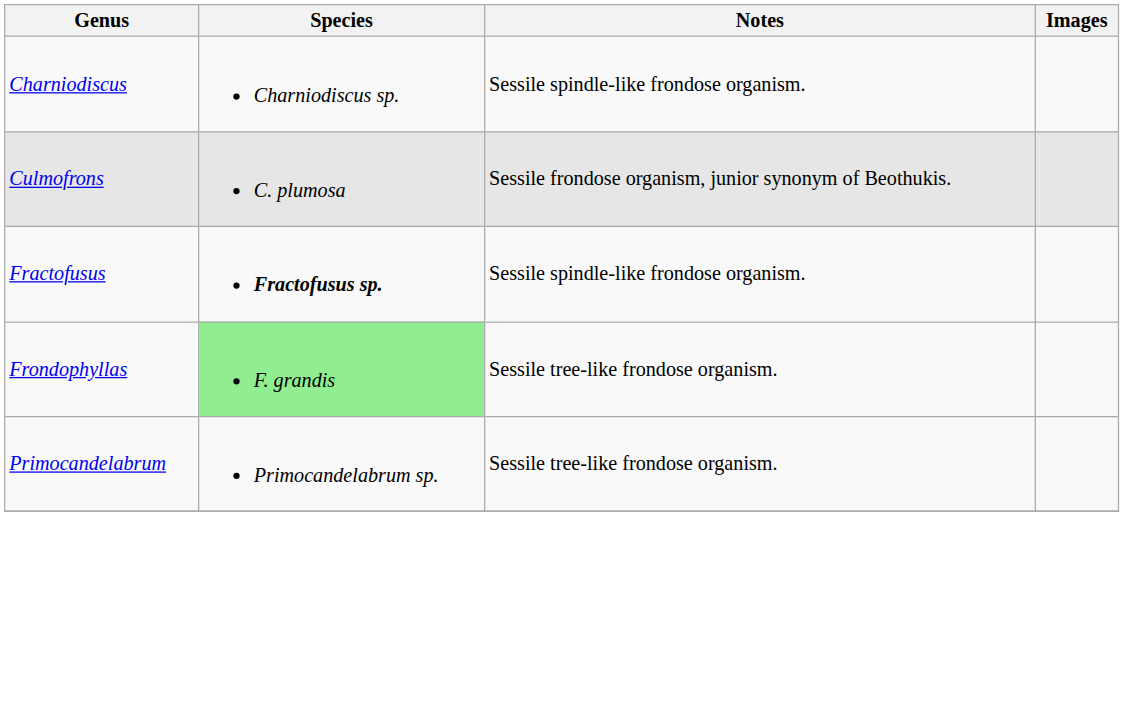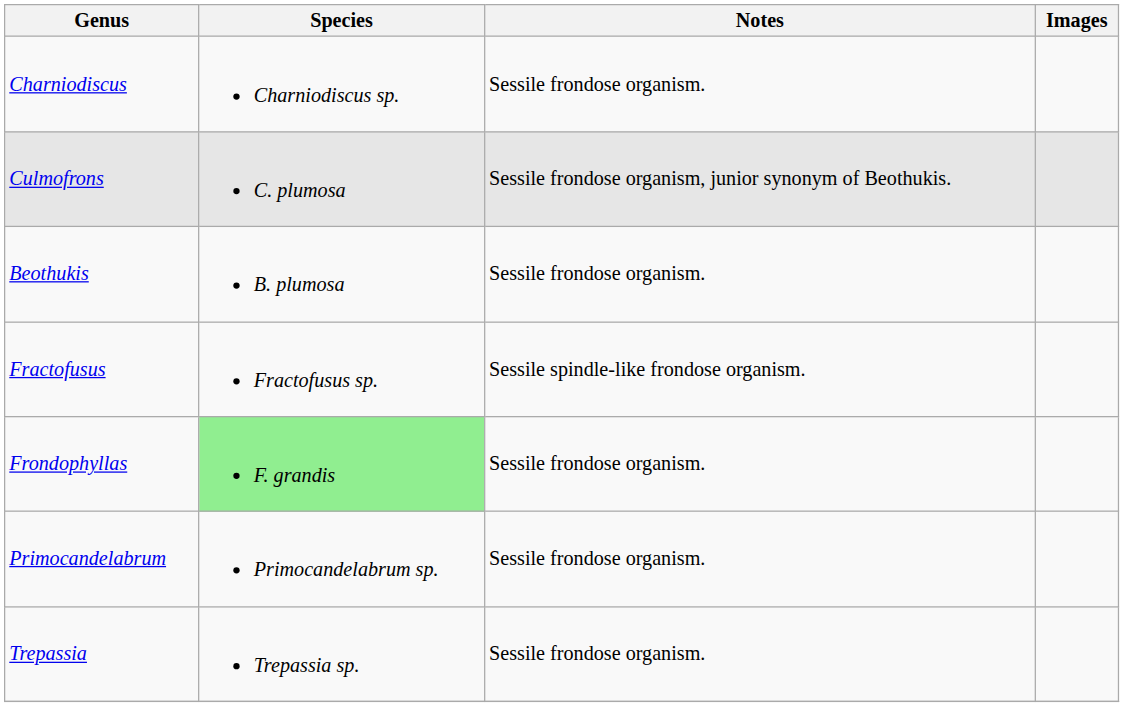(647, 83) Sessile spindle-like frondose organism. -> (597, 83) Sessile frondose organism.
+ row: (49, 273)
(342, 285) bold -> (342, 380) normal
(633, 368) Sessile tree-like frondose organism. -> (597, 463) Sessile frondose organism.
(633, 463) Sessile tree-like frondose organism. -> (597, 558) Sessile frondose organism.
+ row: (48, 653)
